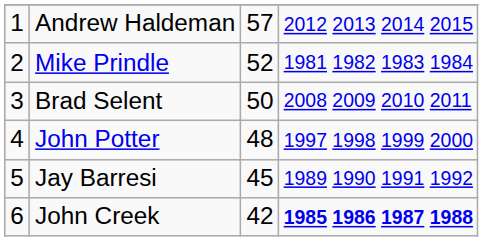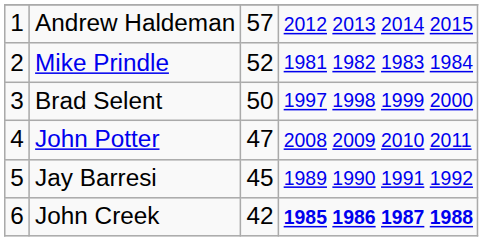(378, 101) 2008 2009 2010 2011 -> (378, 101) 1997 1998 1999 2000
(260, 139) 48 -> (260, 139) 47
(378, 140) 1997 1998 1999 2000 -> (378, 140) 2008 2009 2010 2011
